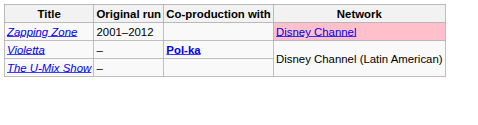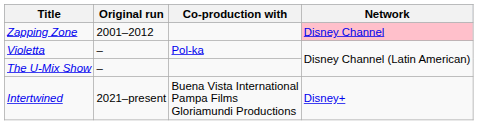(183, 50) bold -> (188, 50) normal
+ row: (35, 99)
